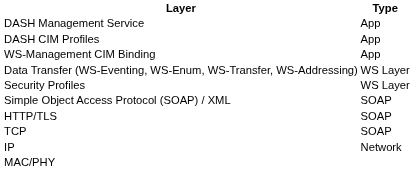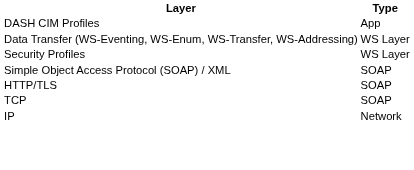- row: (74, 23)
- row: (80, 54)
- row: (30, 162)
